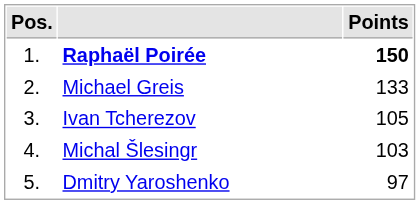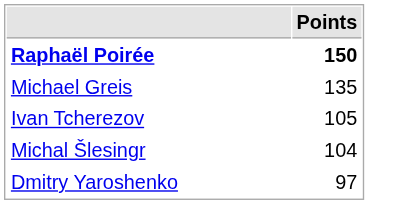- column: (32, 22)
(392, 87) 133 -> (341, 87) 135
(392, 150) 103 -> (341, 150) 104
